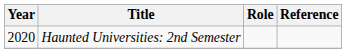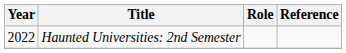(21, 37) 2020 -> (21, 37) 2022
